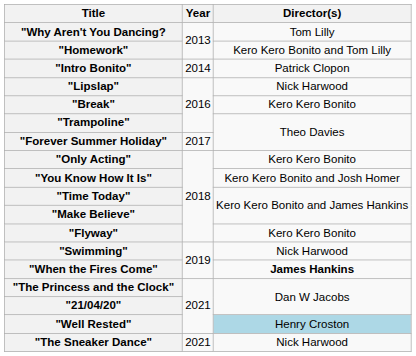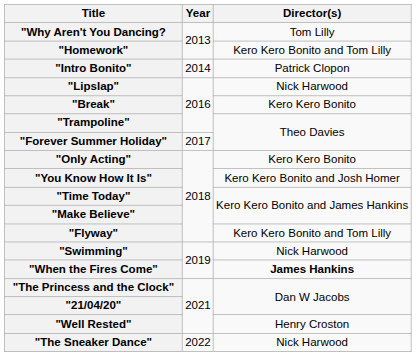(312, 232) Kero Kero Bonito -> (312, 232) Kero Kero Bonito and Tom Lilly
(312, 324) lightblue background -> (312, 324) no background
(198, 342) 2021 -> (198, 342) 2022
